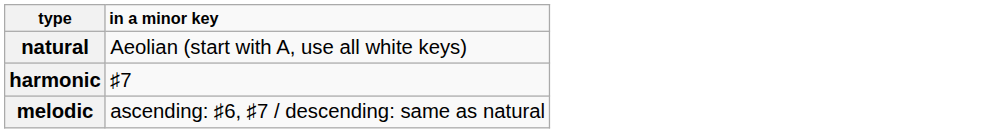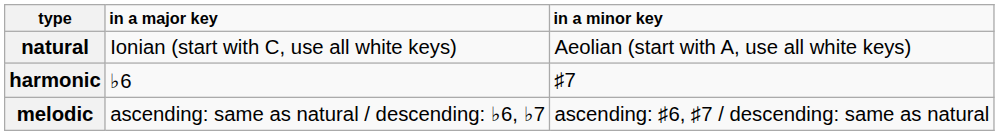+ column: (164, 18)
